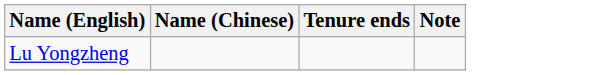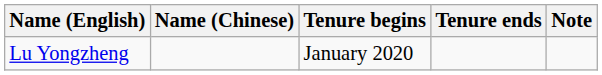+ column: (365, 20)
